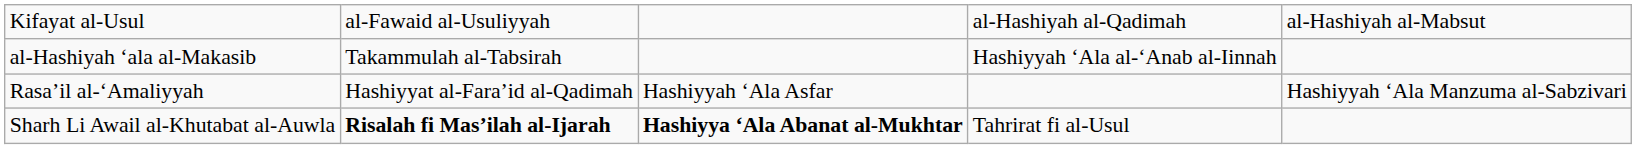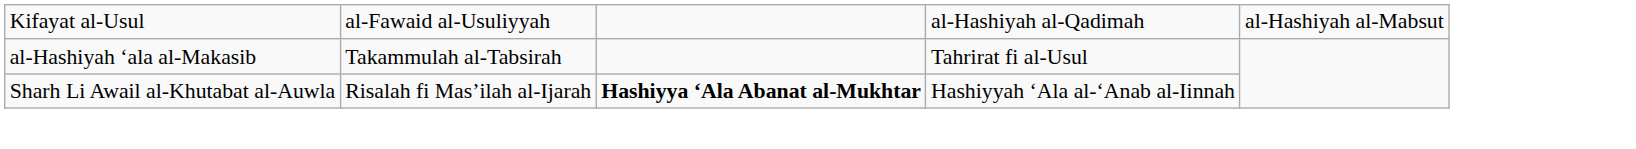(1125, 56) Hashiyyah ‘Ala al-‘Anab al-Iinnah -> (1009, 56) Tahrirat fi al-Usul
- row: (107, 90)
(478, 125) bold -> (468, 90) normal
(1051, 125) Tahrirat fi al-Usul -> (1083, 90) Hashiyyah ‘Ala al-‘Anab al-Iinnah
